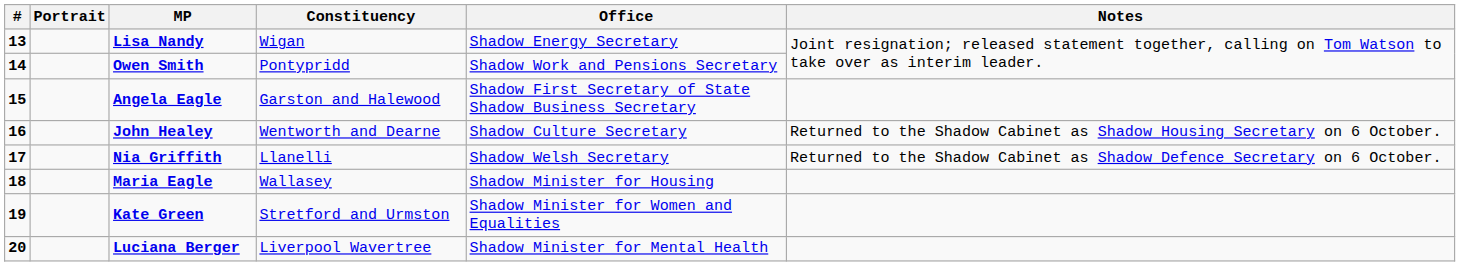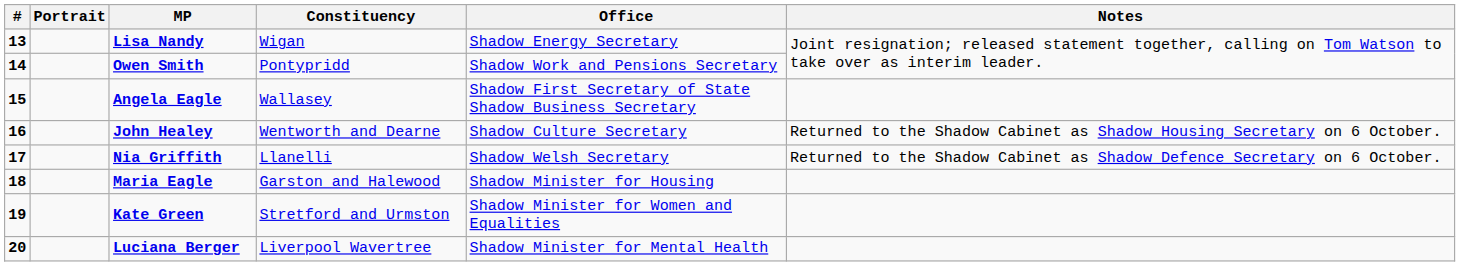(350, 99) Garston and Halewood -> (296, 99) Wallasey
(296, 182) Wallasey -> (350, 182) Garston and Halewood
